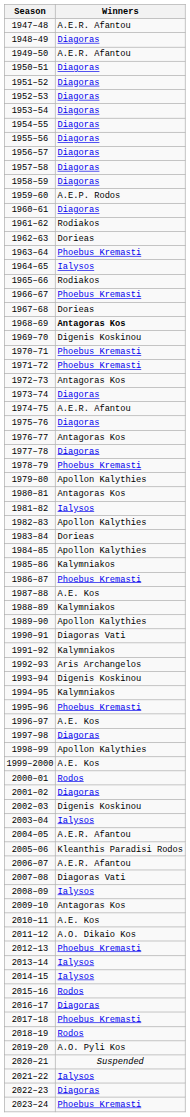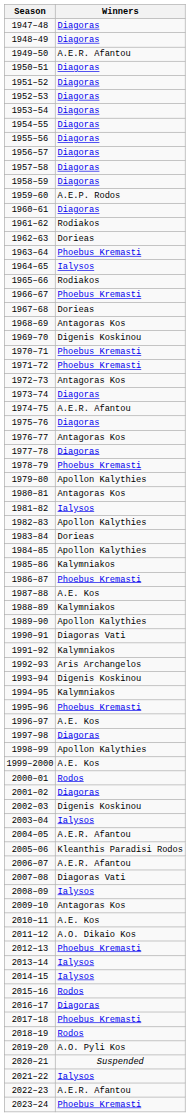(94, 26) A.E.R. Afantou -> (79, 26) Diagoras
(92, 324) bold -> (92, 324) normal
(79, 1090) Diagoras -> (94, 1090) A.E.R. Afantou
